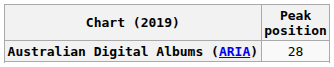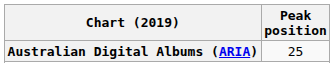(296, 51) 28 -> (296, 51) 25
